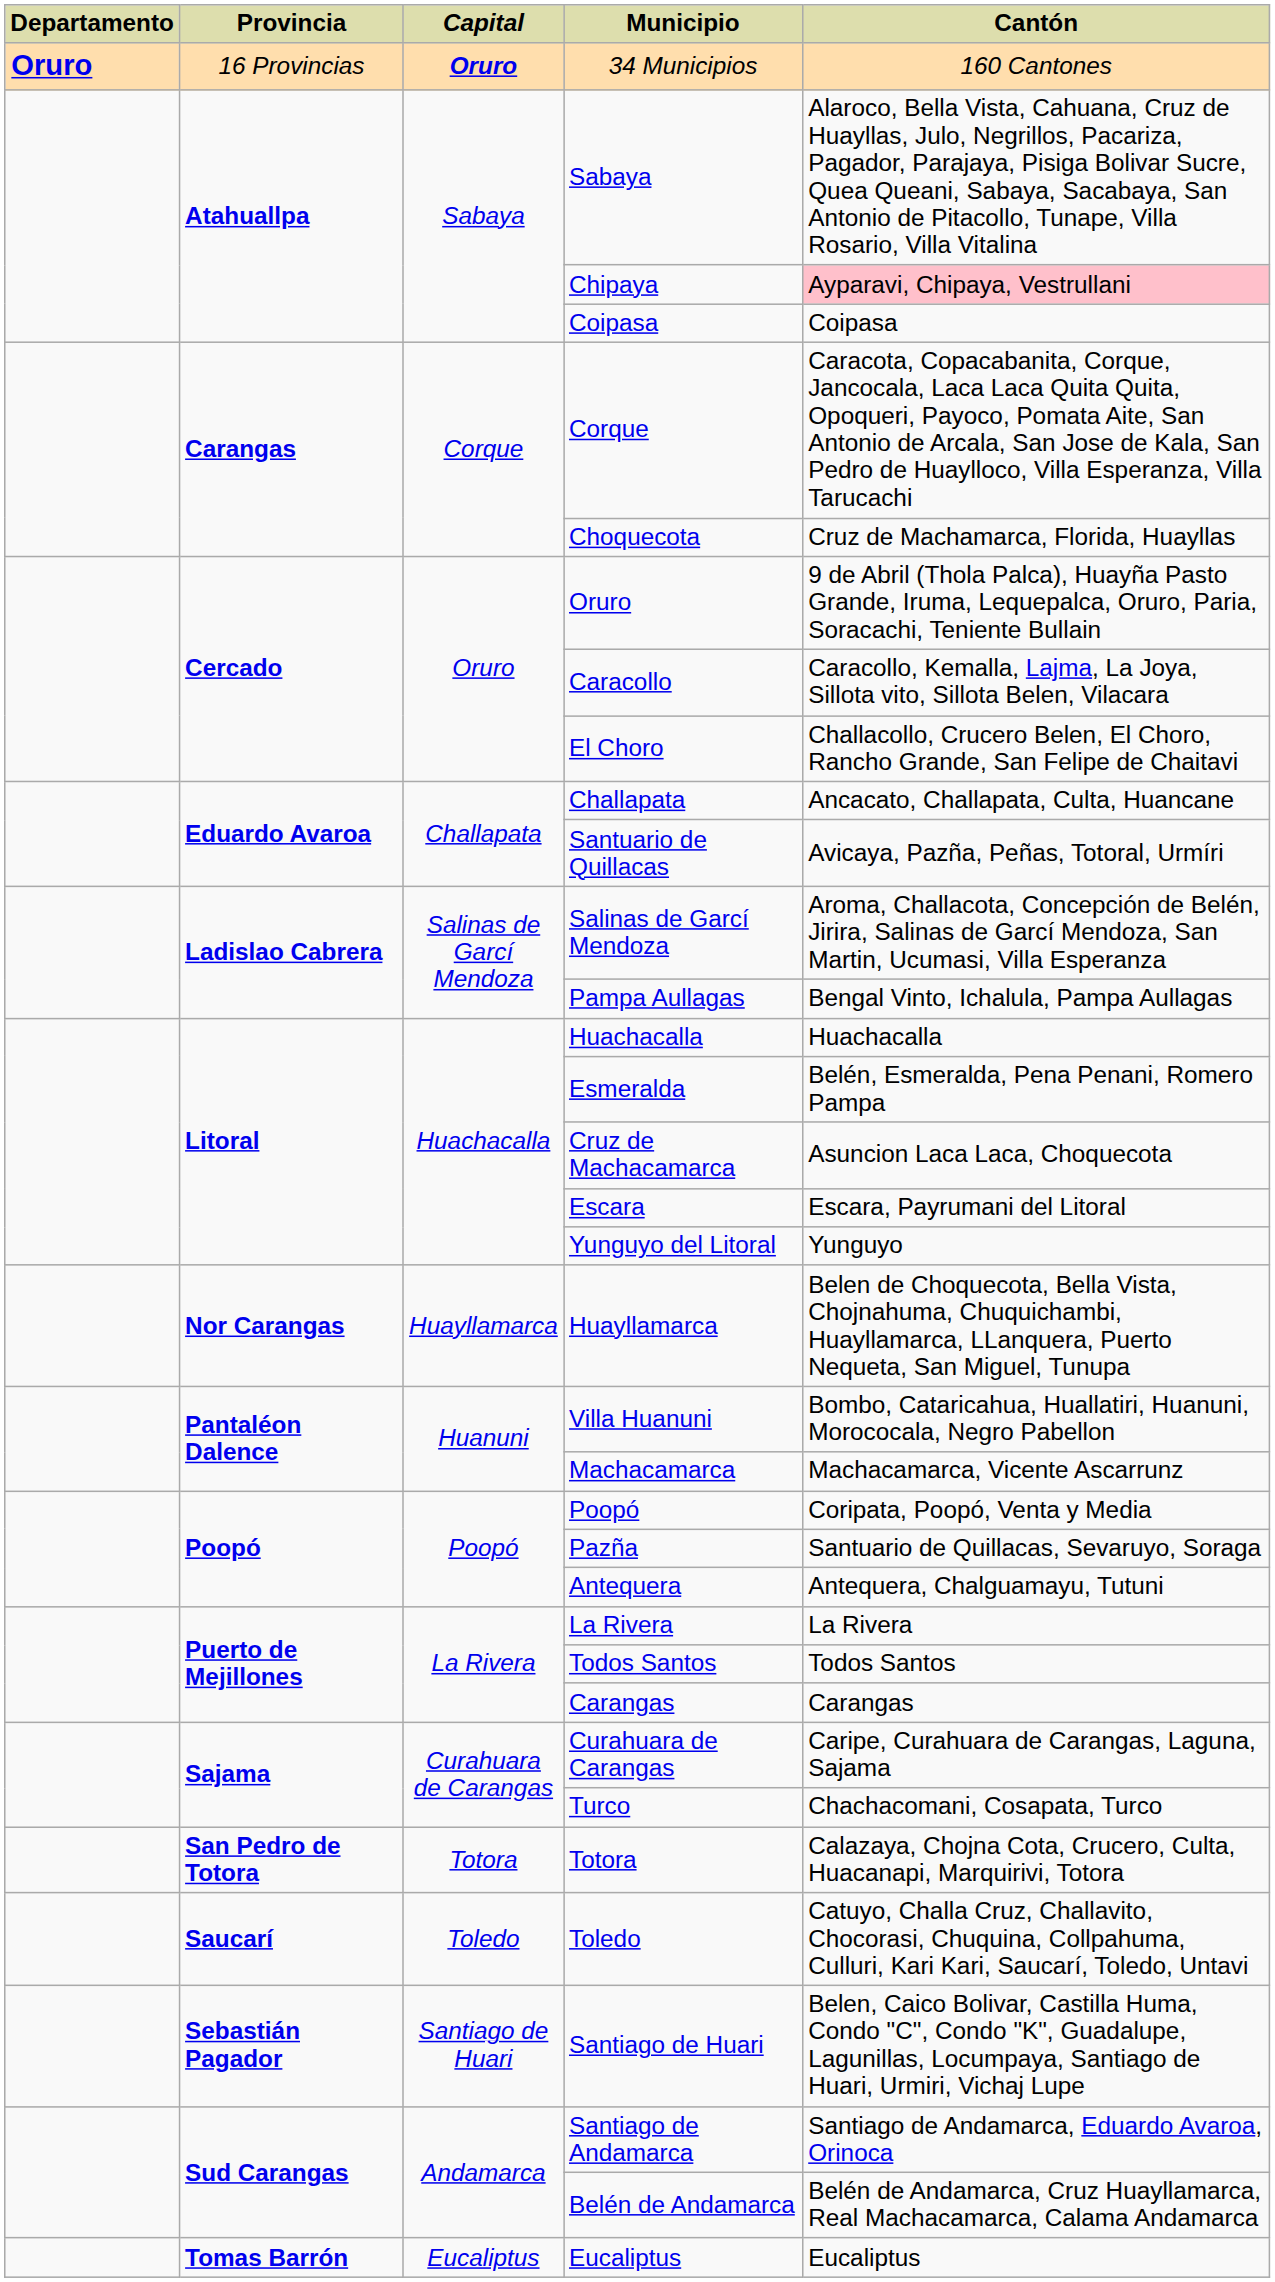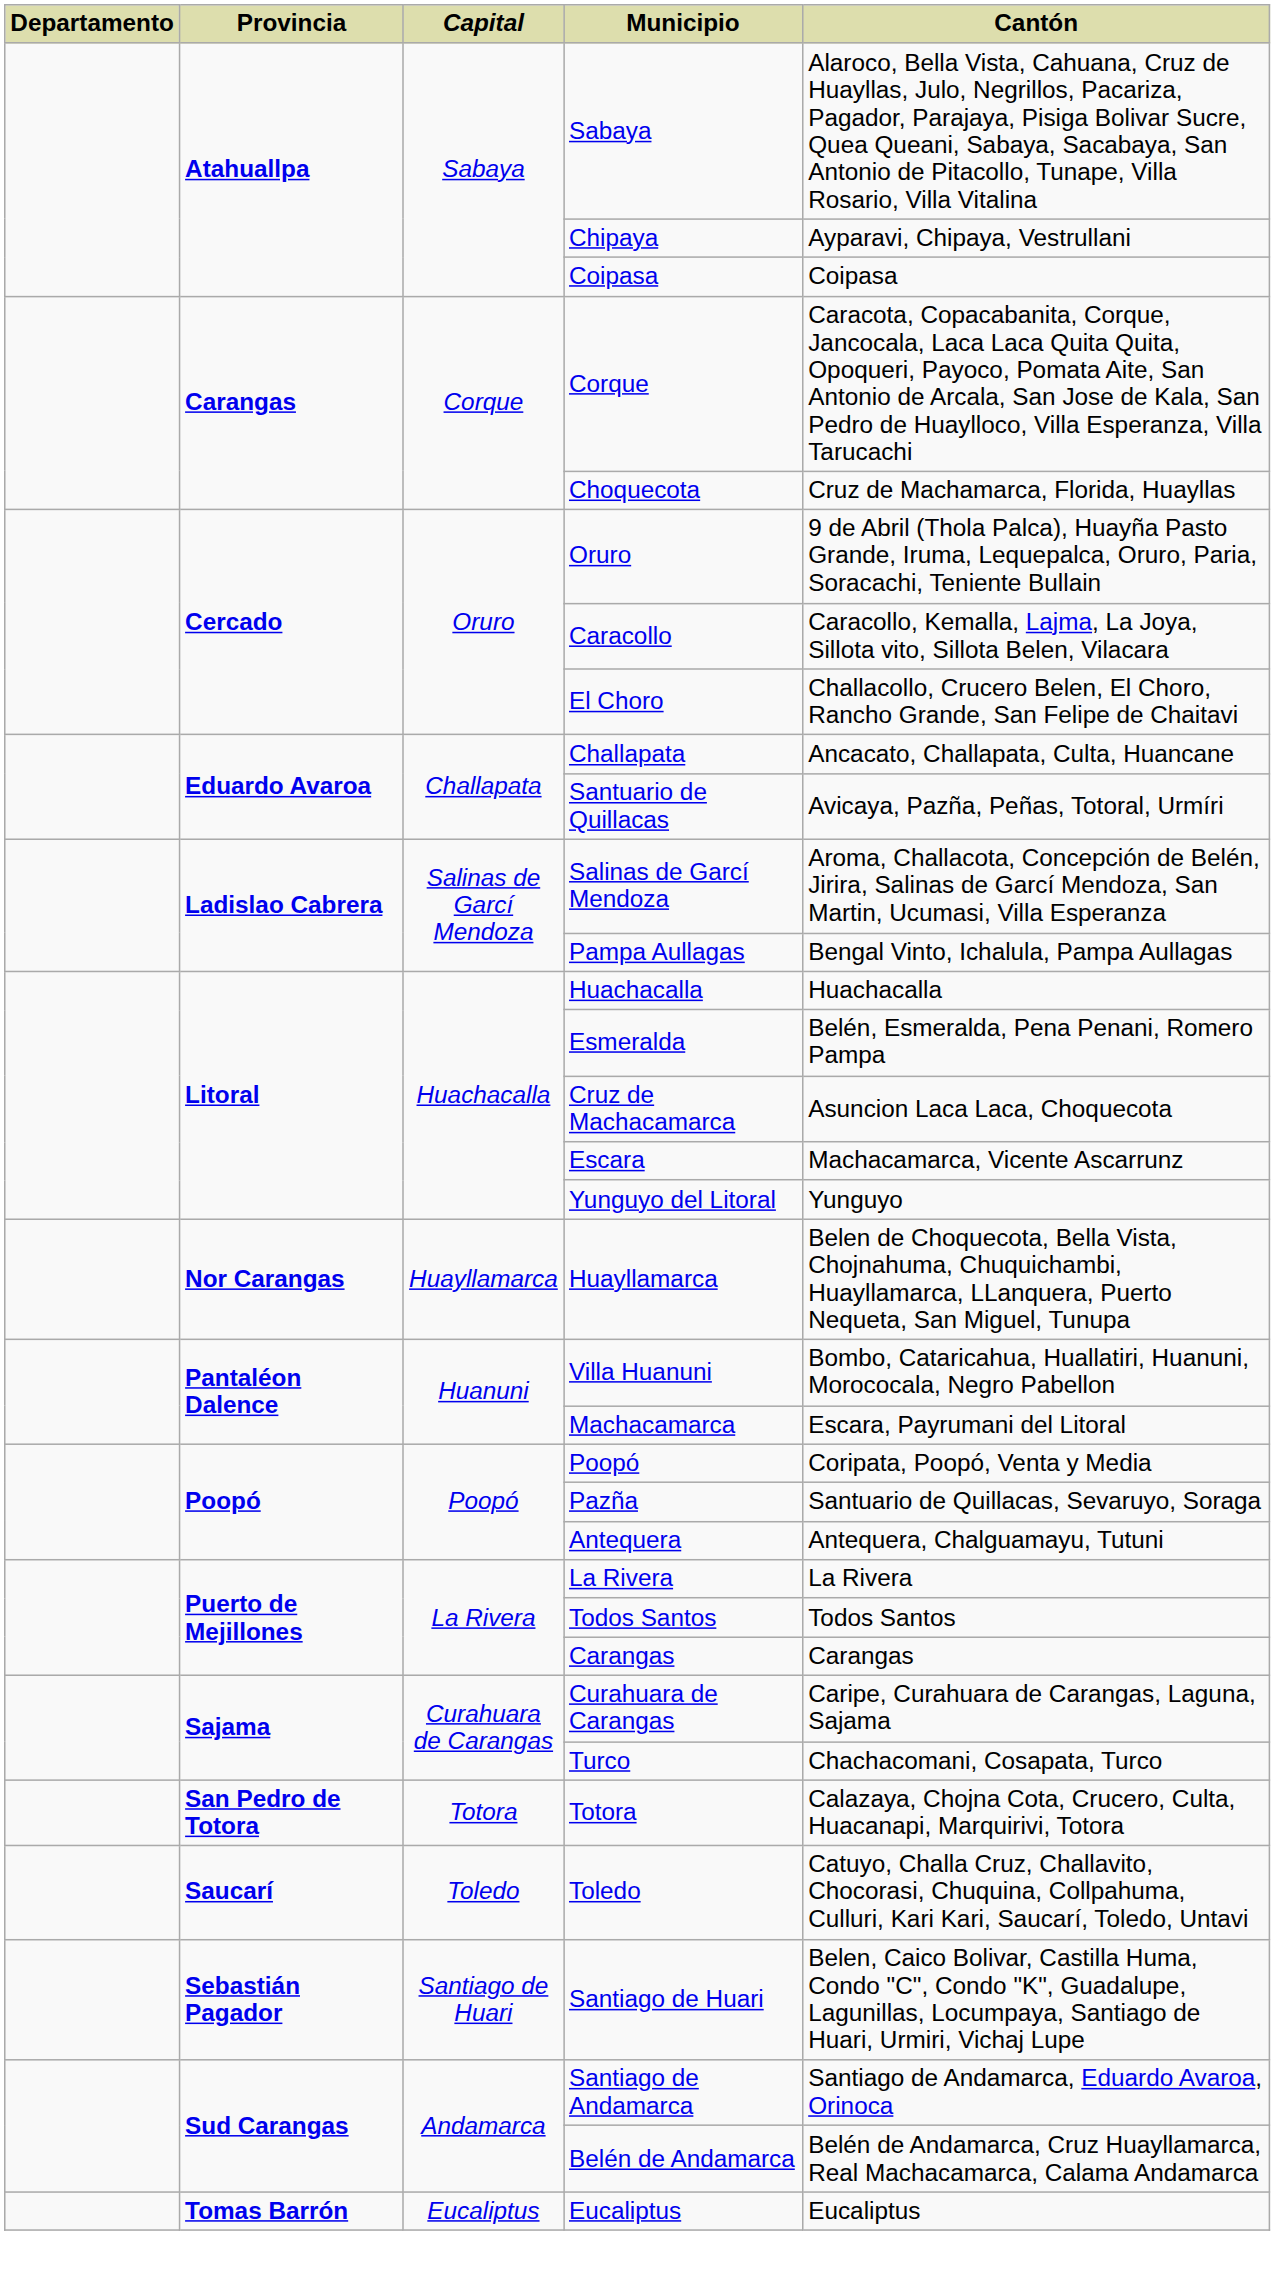- row: (683, 66)
(970, 284) pink background -> (970, 237) no background
(967, 1207) Escara, Payrumani del Litoral -> (996, 1160) Machacamarca, Vicente Ascarrunz
(996, 1471) Machacamarca, Vicente Ascarrunz -> (967, 1424) Escara, Payrumani del Litoral
